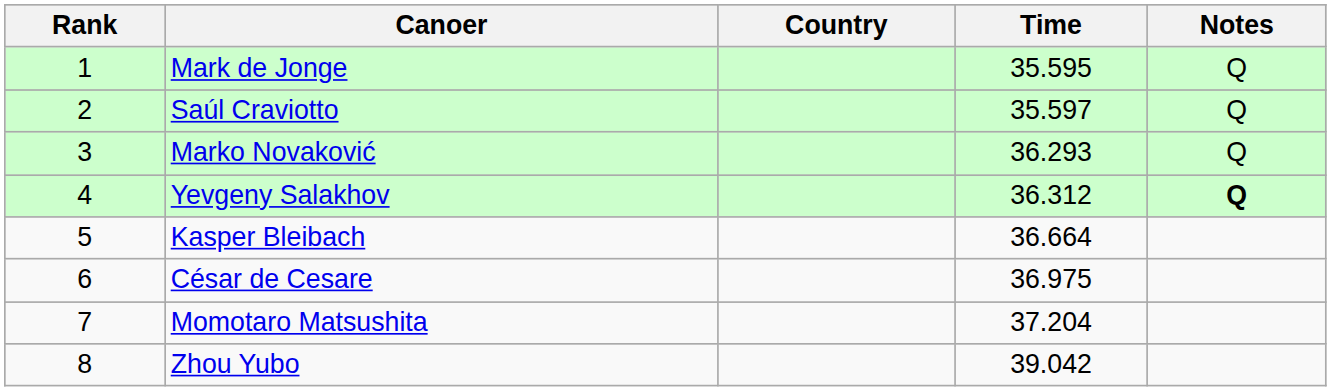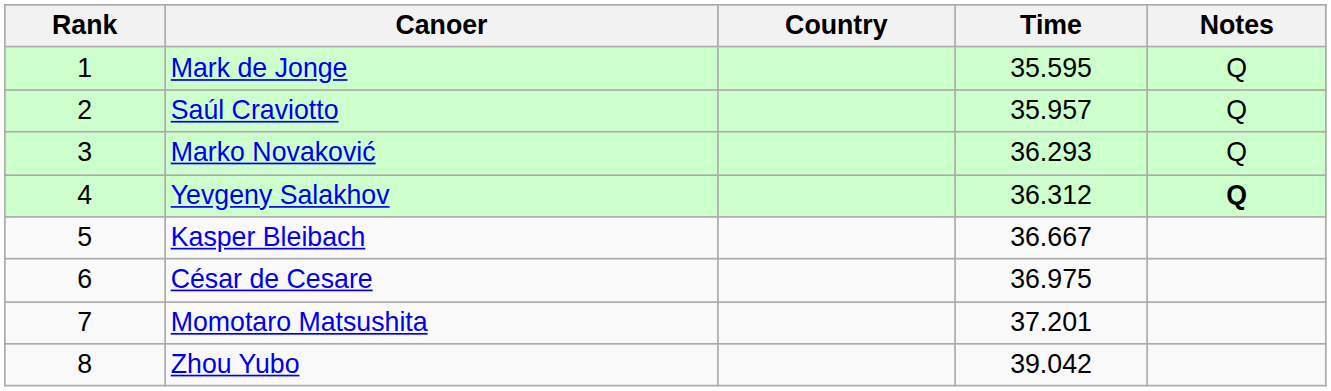(1051, 110) 35.597 -> (1051, 110) 35.957
(1051, 237) 36.664 -> (1051, 237) 36.667
(1051, 322) 37.204 -> (1051, 322) 37.201
